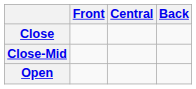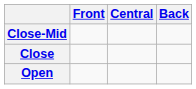rows swapped: (37, 34) <-> (37, 53)
